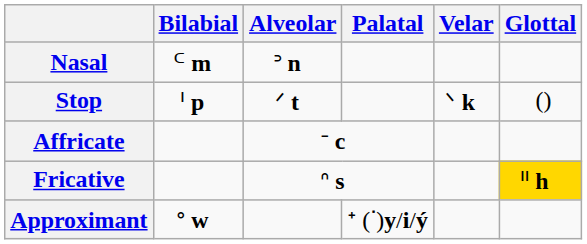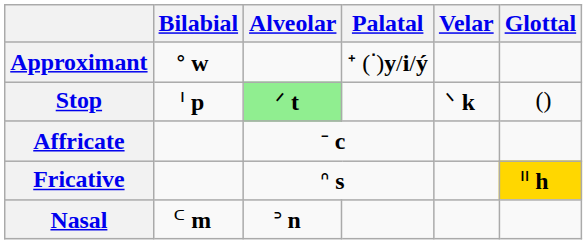rows swapped: (79, 61) <-> (79, 219)
(293, 102) no background -> (293, 102) lightgreen background
